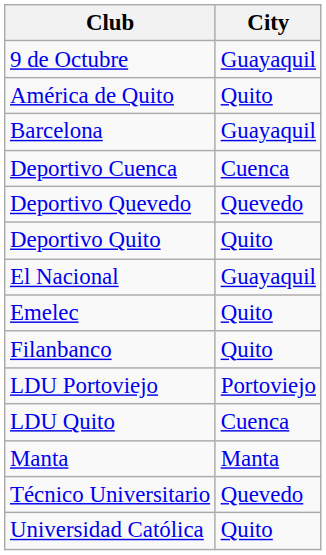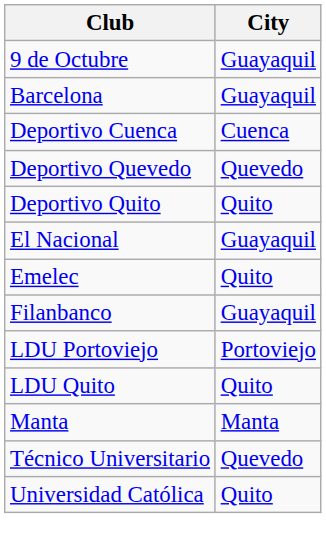- row: (92, 95)
(247, 349) Quito -> (268, 312) Guayaquil
(255, 421) Cuenca -> (247, 385) Quito
